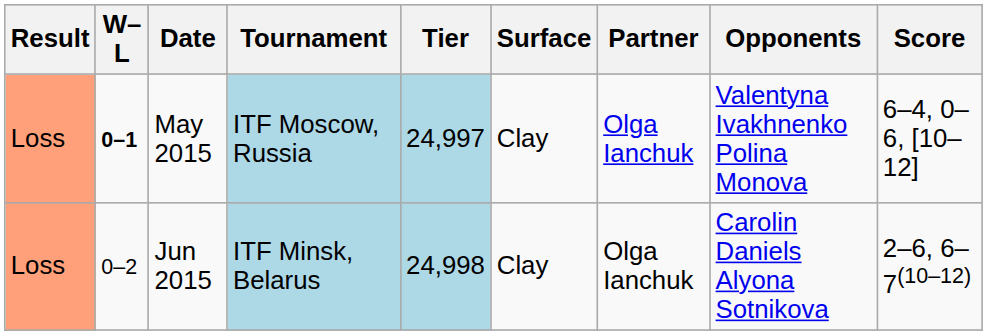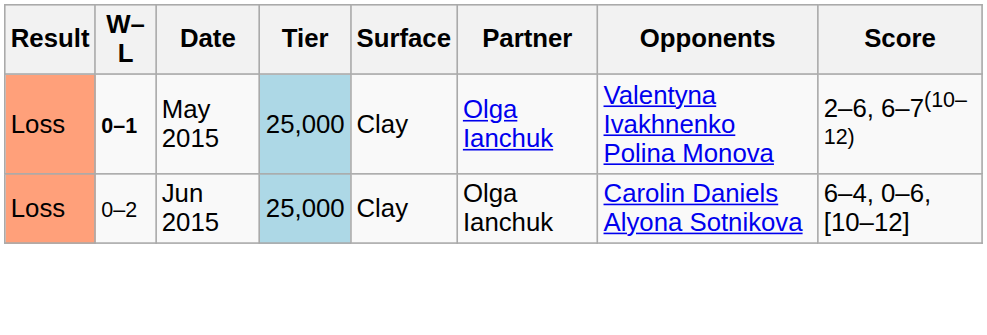- column: (314, 39)
(446, 138) 24,997 -> (305, 123) 25,000
(926, 138) 6–4, 0–6, [10–12] -> (895, 118) 2–6, 6–7(10–12)
(446, 266) 24,998 -> (305, 208) 25,000
(927, 266) 2–6, 6–7(10–12) -> (877, 208) 6–4, 0–6, [10–12]
